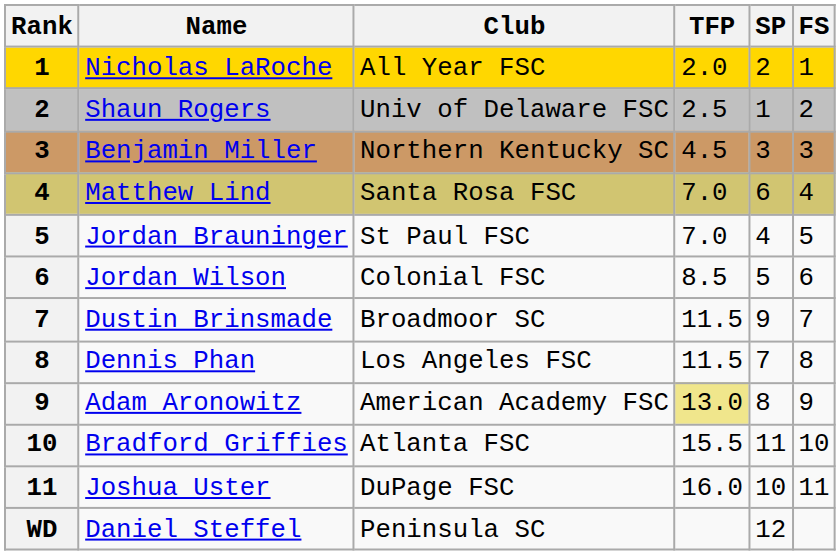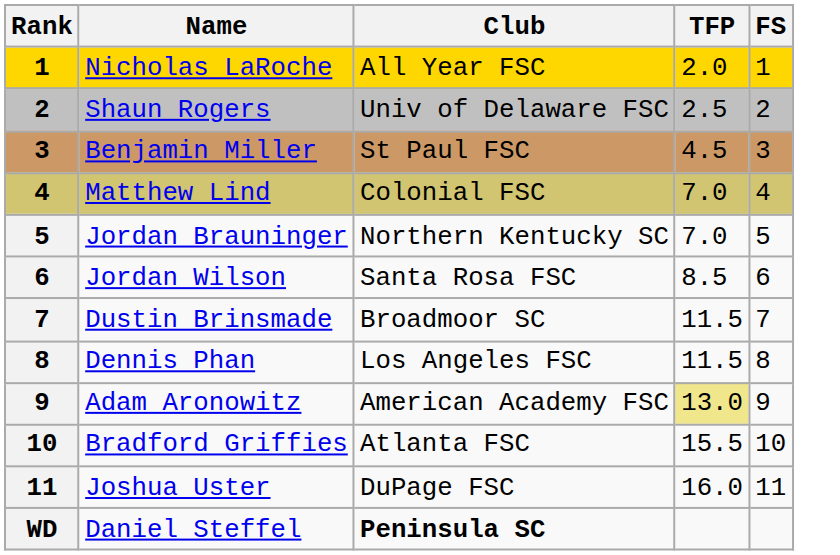- column: (771, 26)
(514, 152) Northern Kentucky SC -> (445, 152) St Paul FSC
(468, 194) Santa Rosa FSC -> (453, 194) Colonial FSC
(445, 236) St Paul FSC -> (514, 236) Northern Kentucky SC
(453, 278) Colonial FSC -> (468, 278) Santa Rosa FSC
(453, 529) normal -> (453, 529) bold
